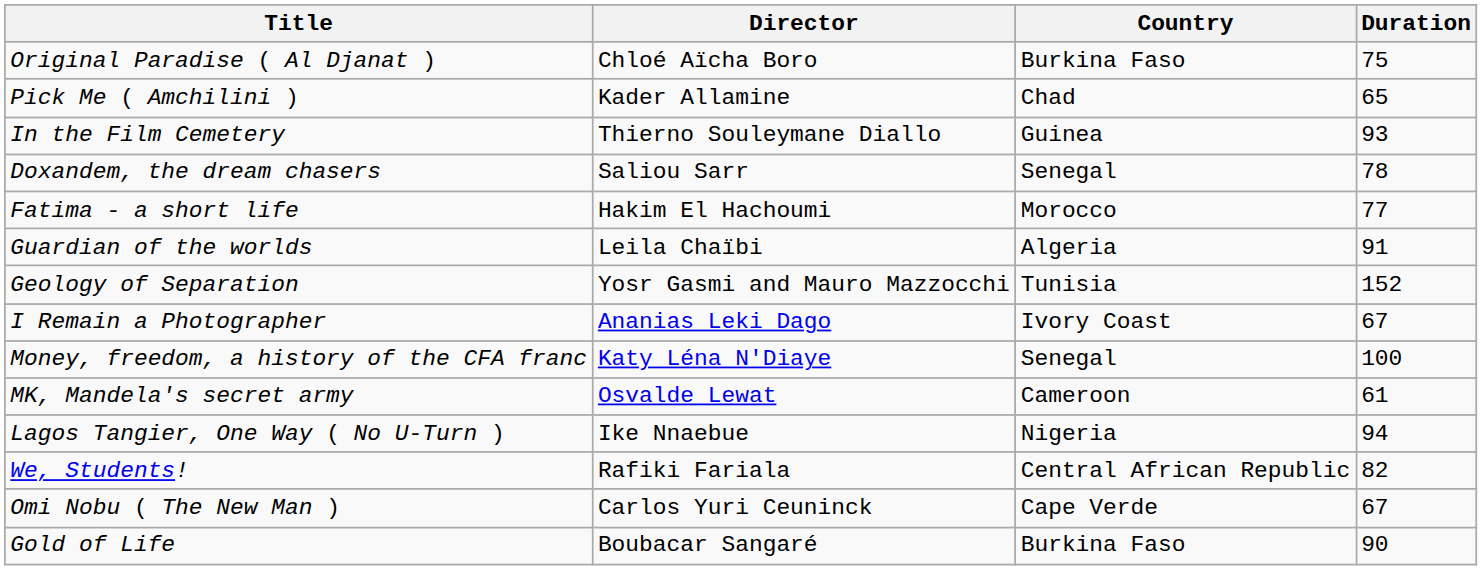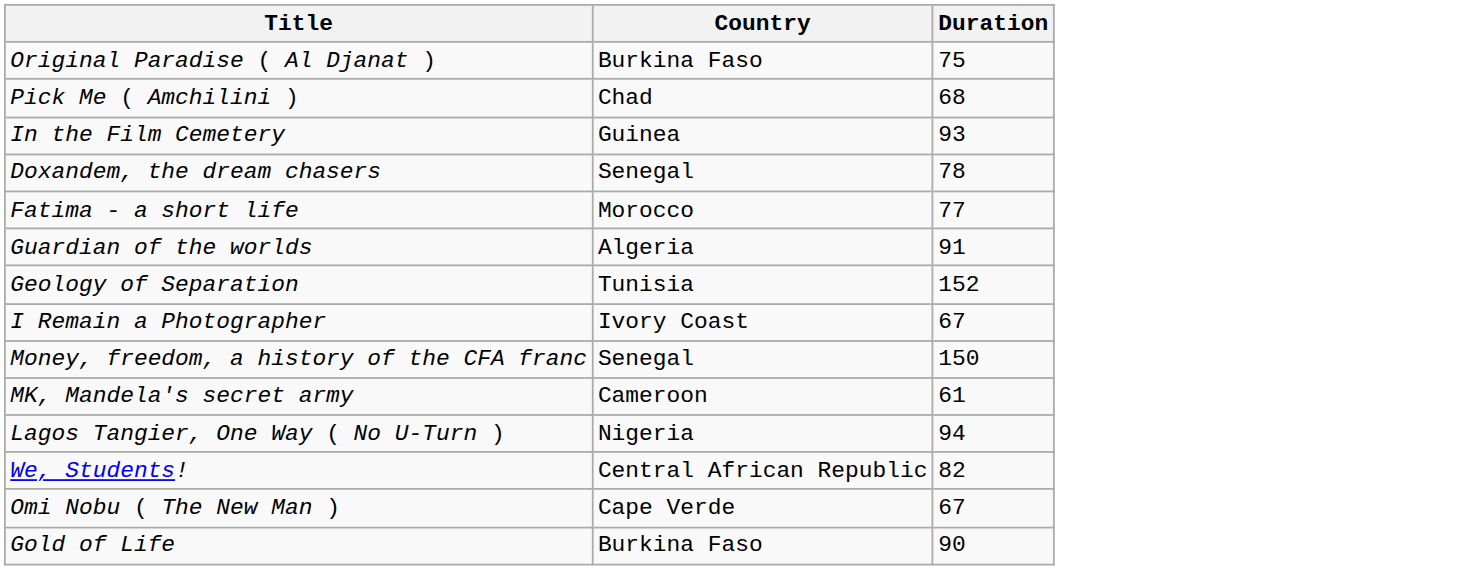- column: (804, 24)
(1375, 98) 65 -> (952, 98) 68
(1382, 359) 100 -> (959, 359) 150
